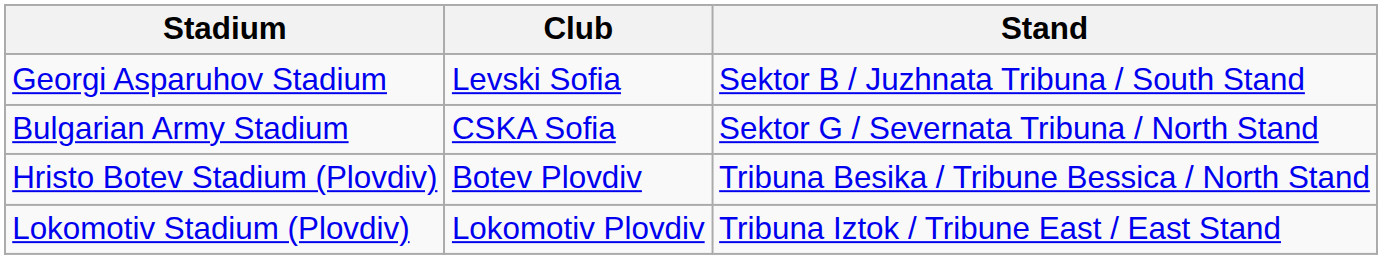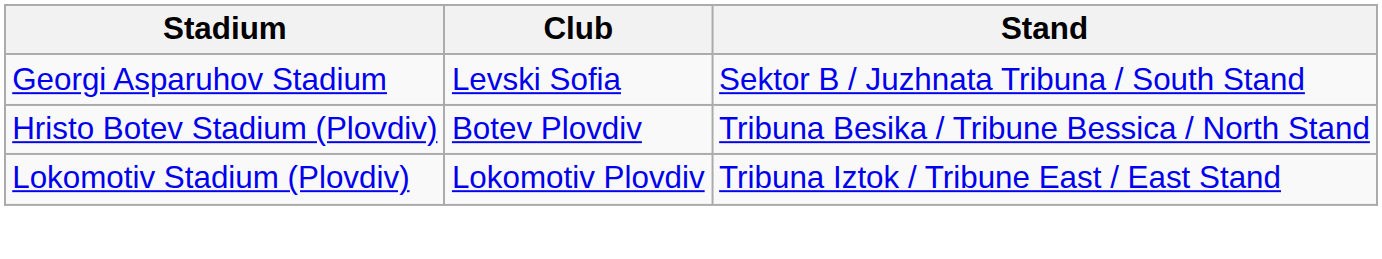- row: (180, 128)
